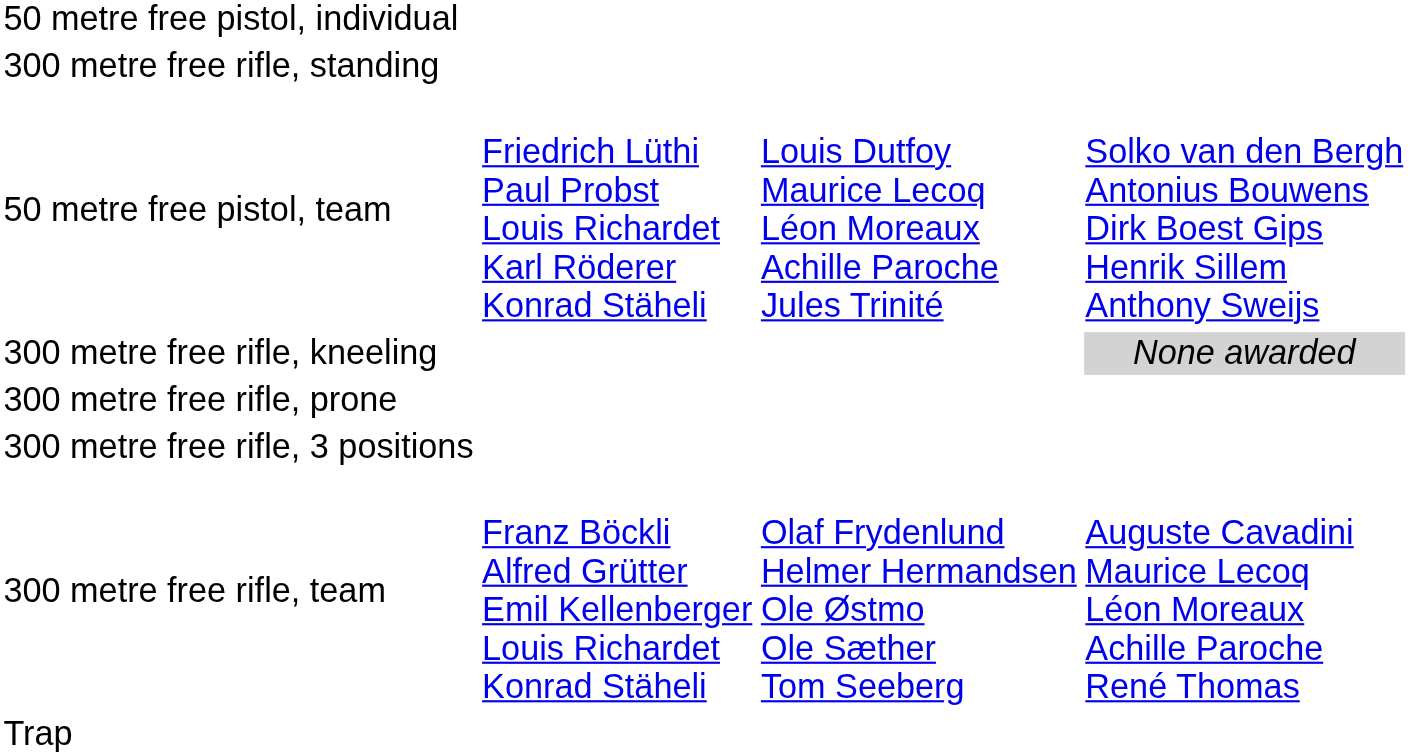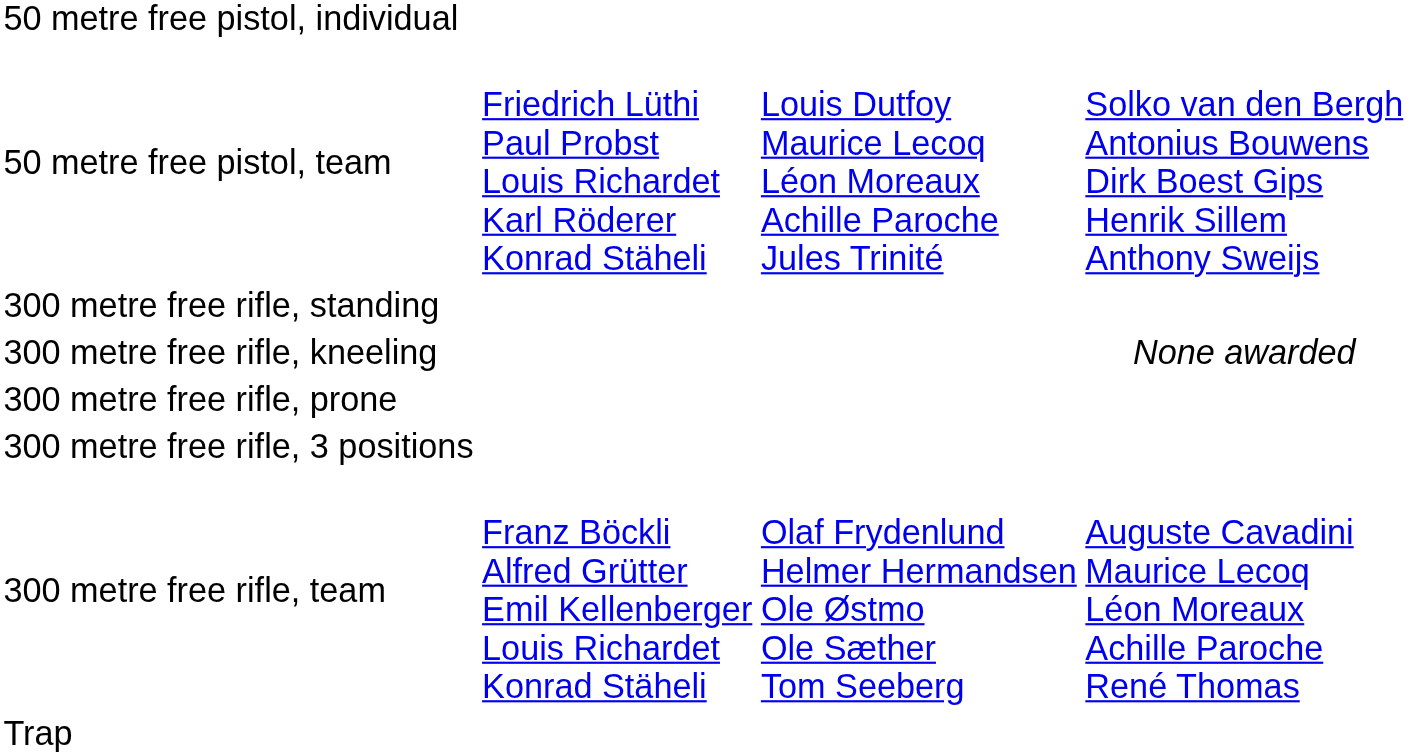rows swapped: (198, 209) <-> (221, 66)
(1244, 352) lightgrey background -> (1244, 352) no background
